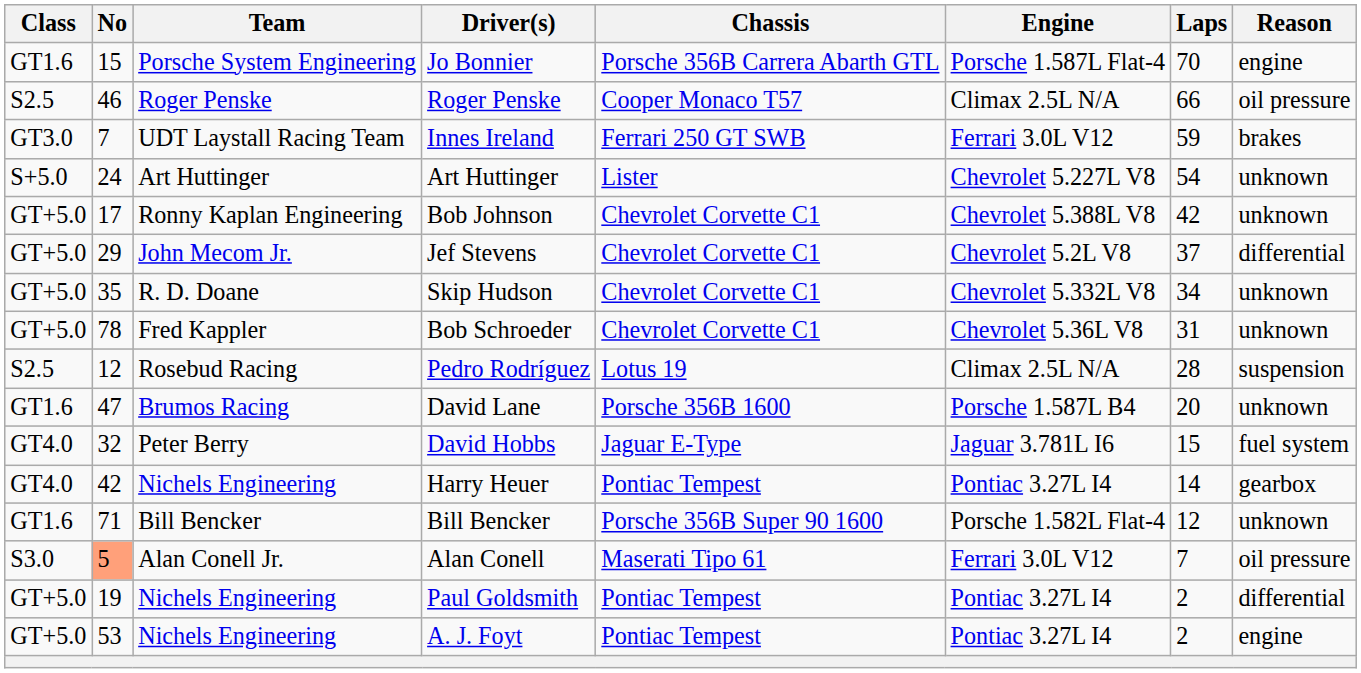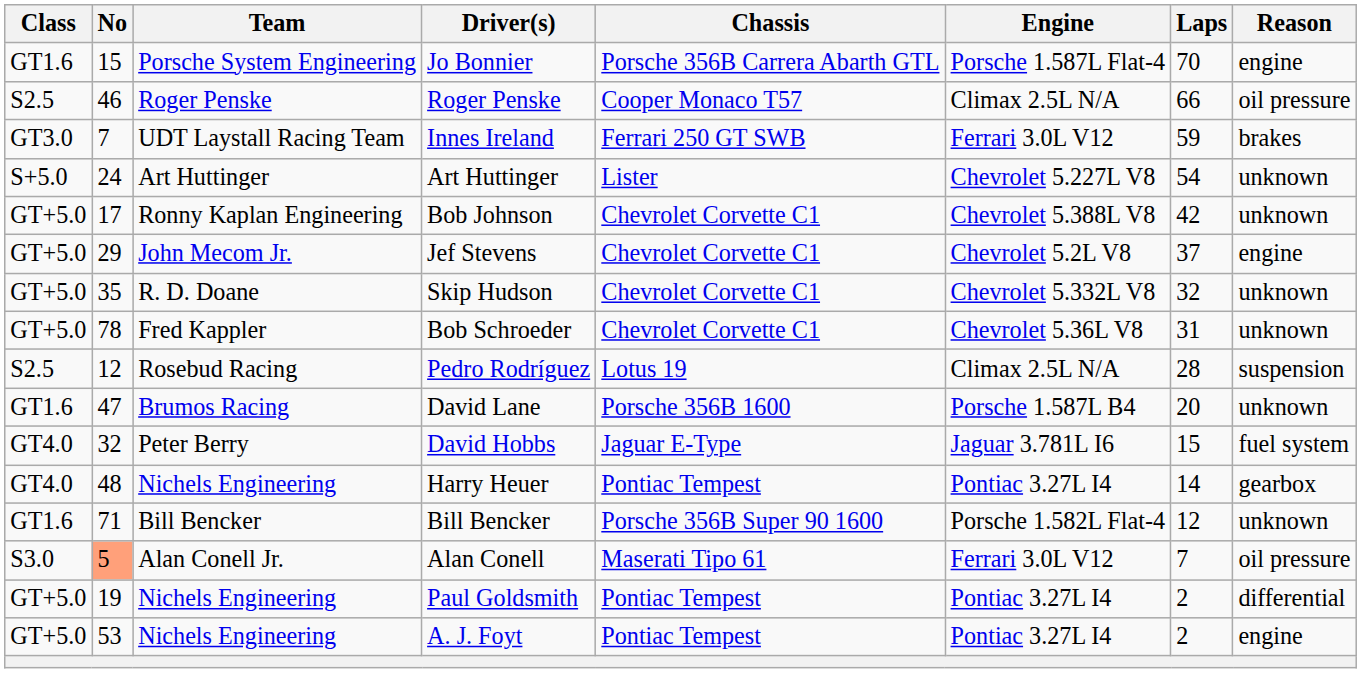(1292, 253) differential -> (1271, 253) engine
(1188, 291) 34 -> (1188, 291) 32
(110, 483) 42 -> (110, 483) 48
